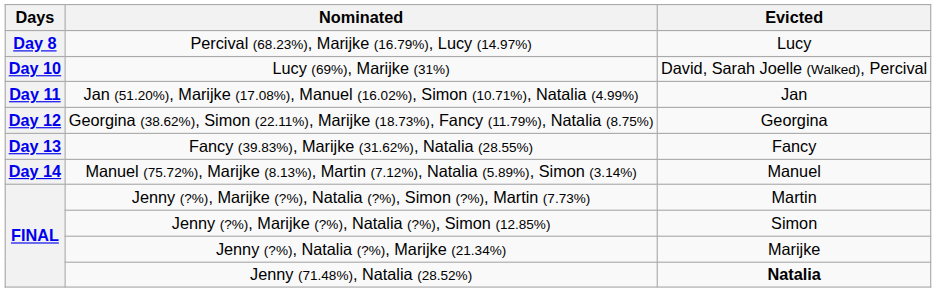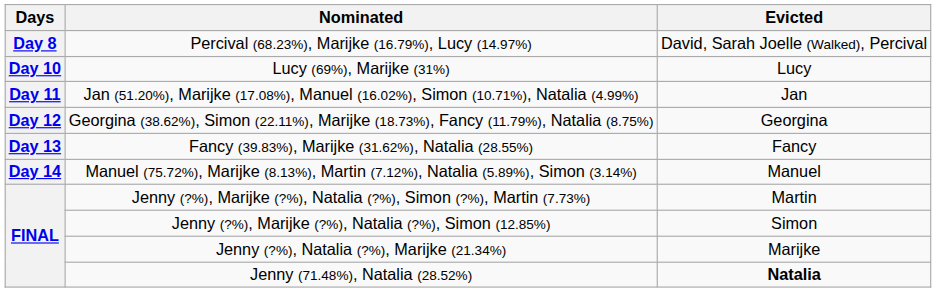(794, 44) Lucy -> (794, 44) David, Sarah Joelle (Walked), Percival
(794, 69) David, Sarah Joelle (Walked), Percival -> (794, 69) Lucy
